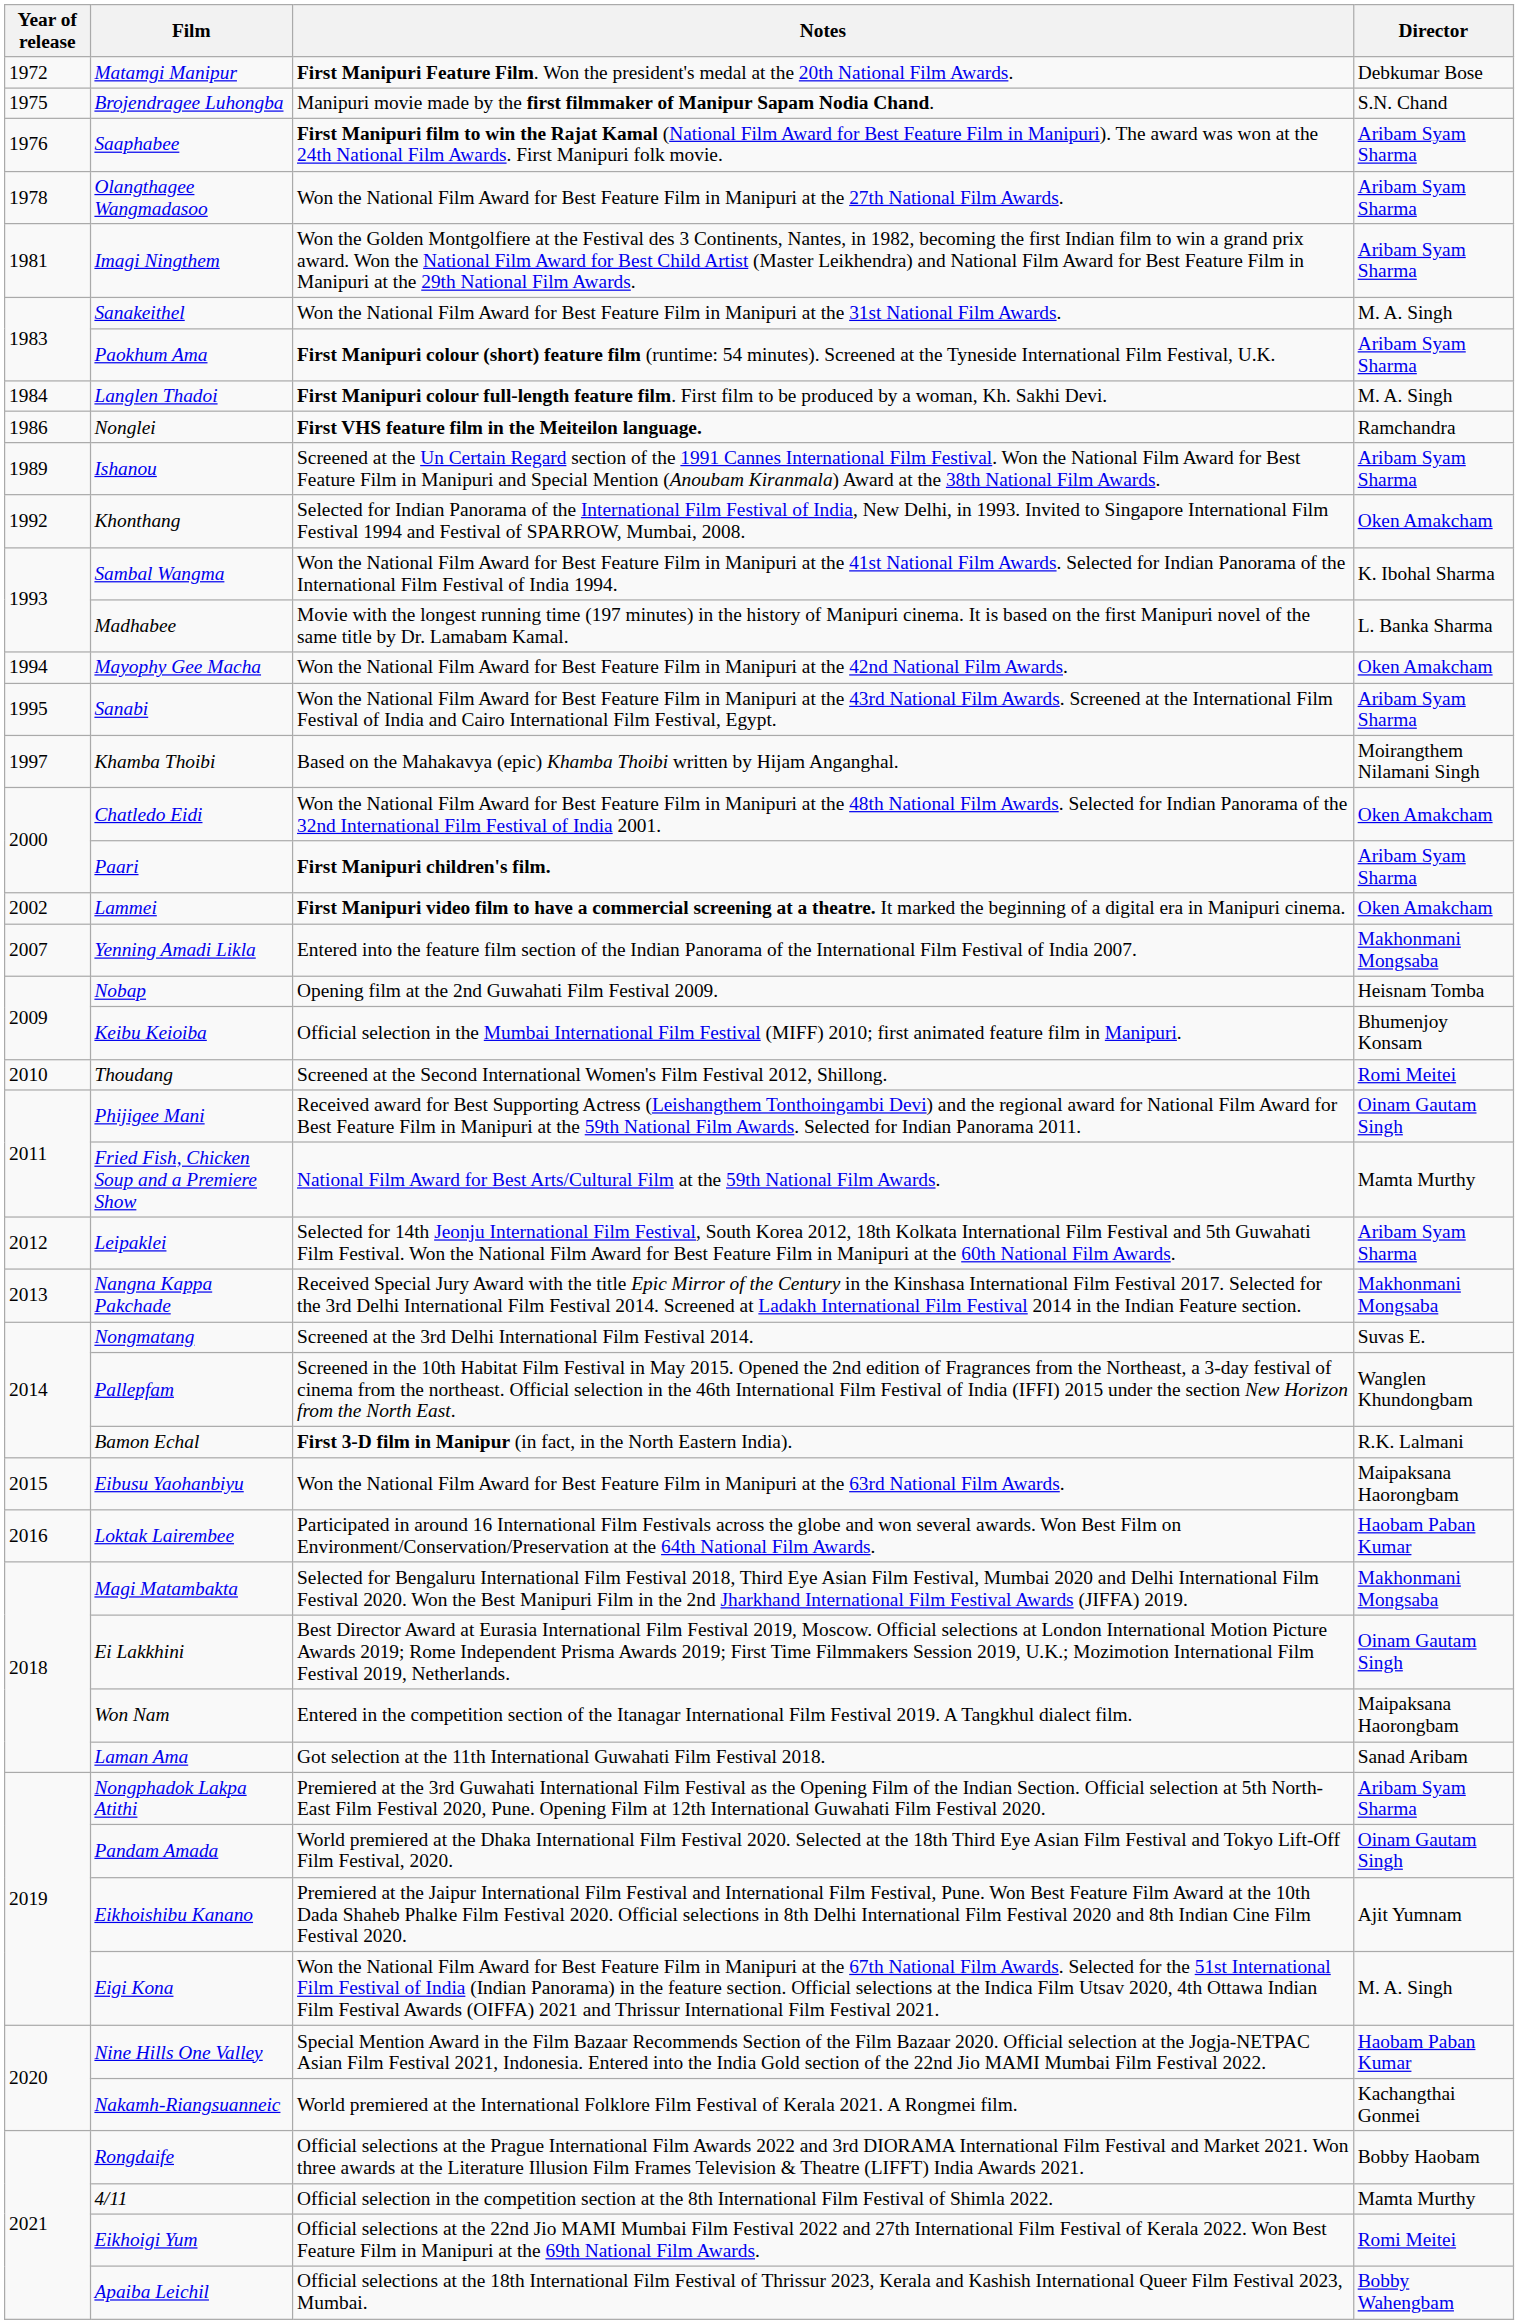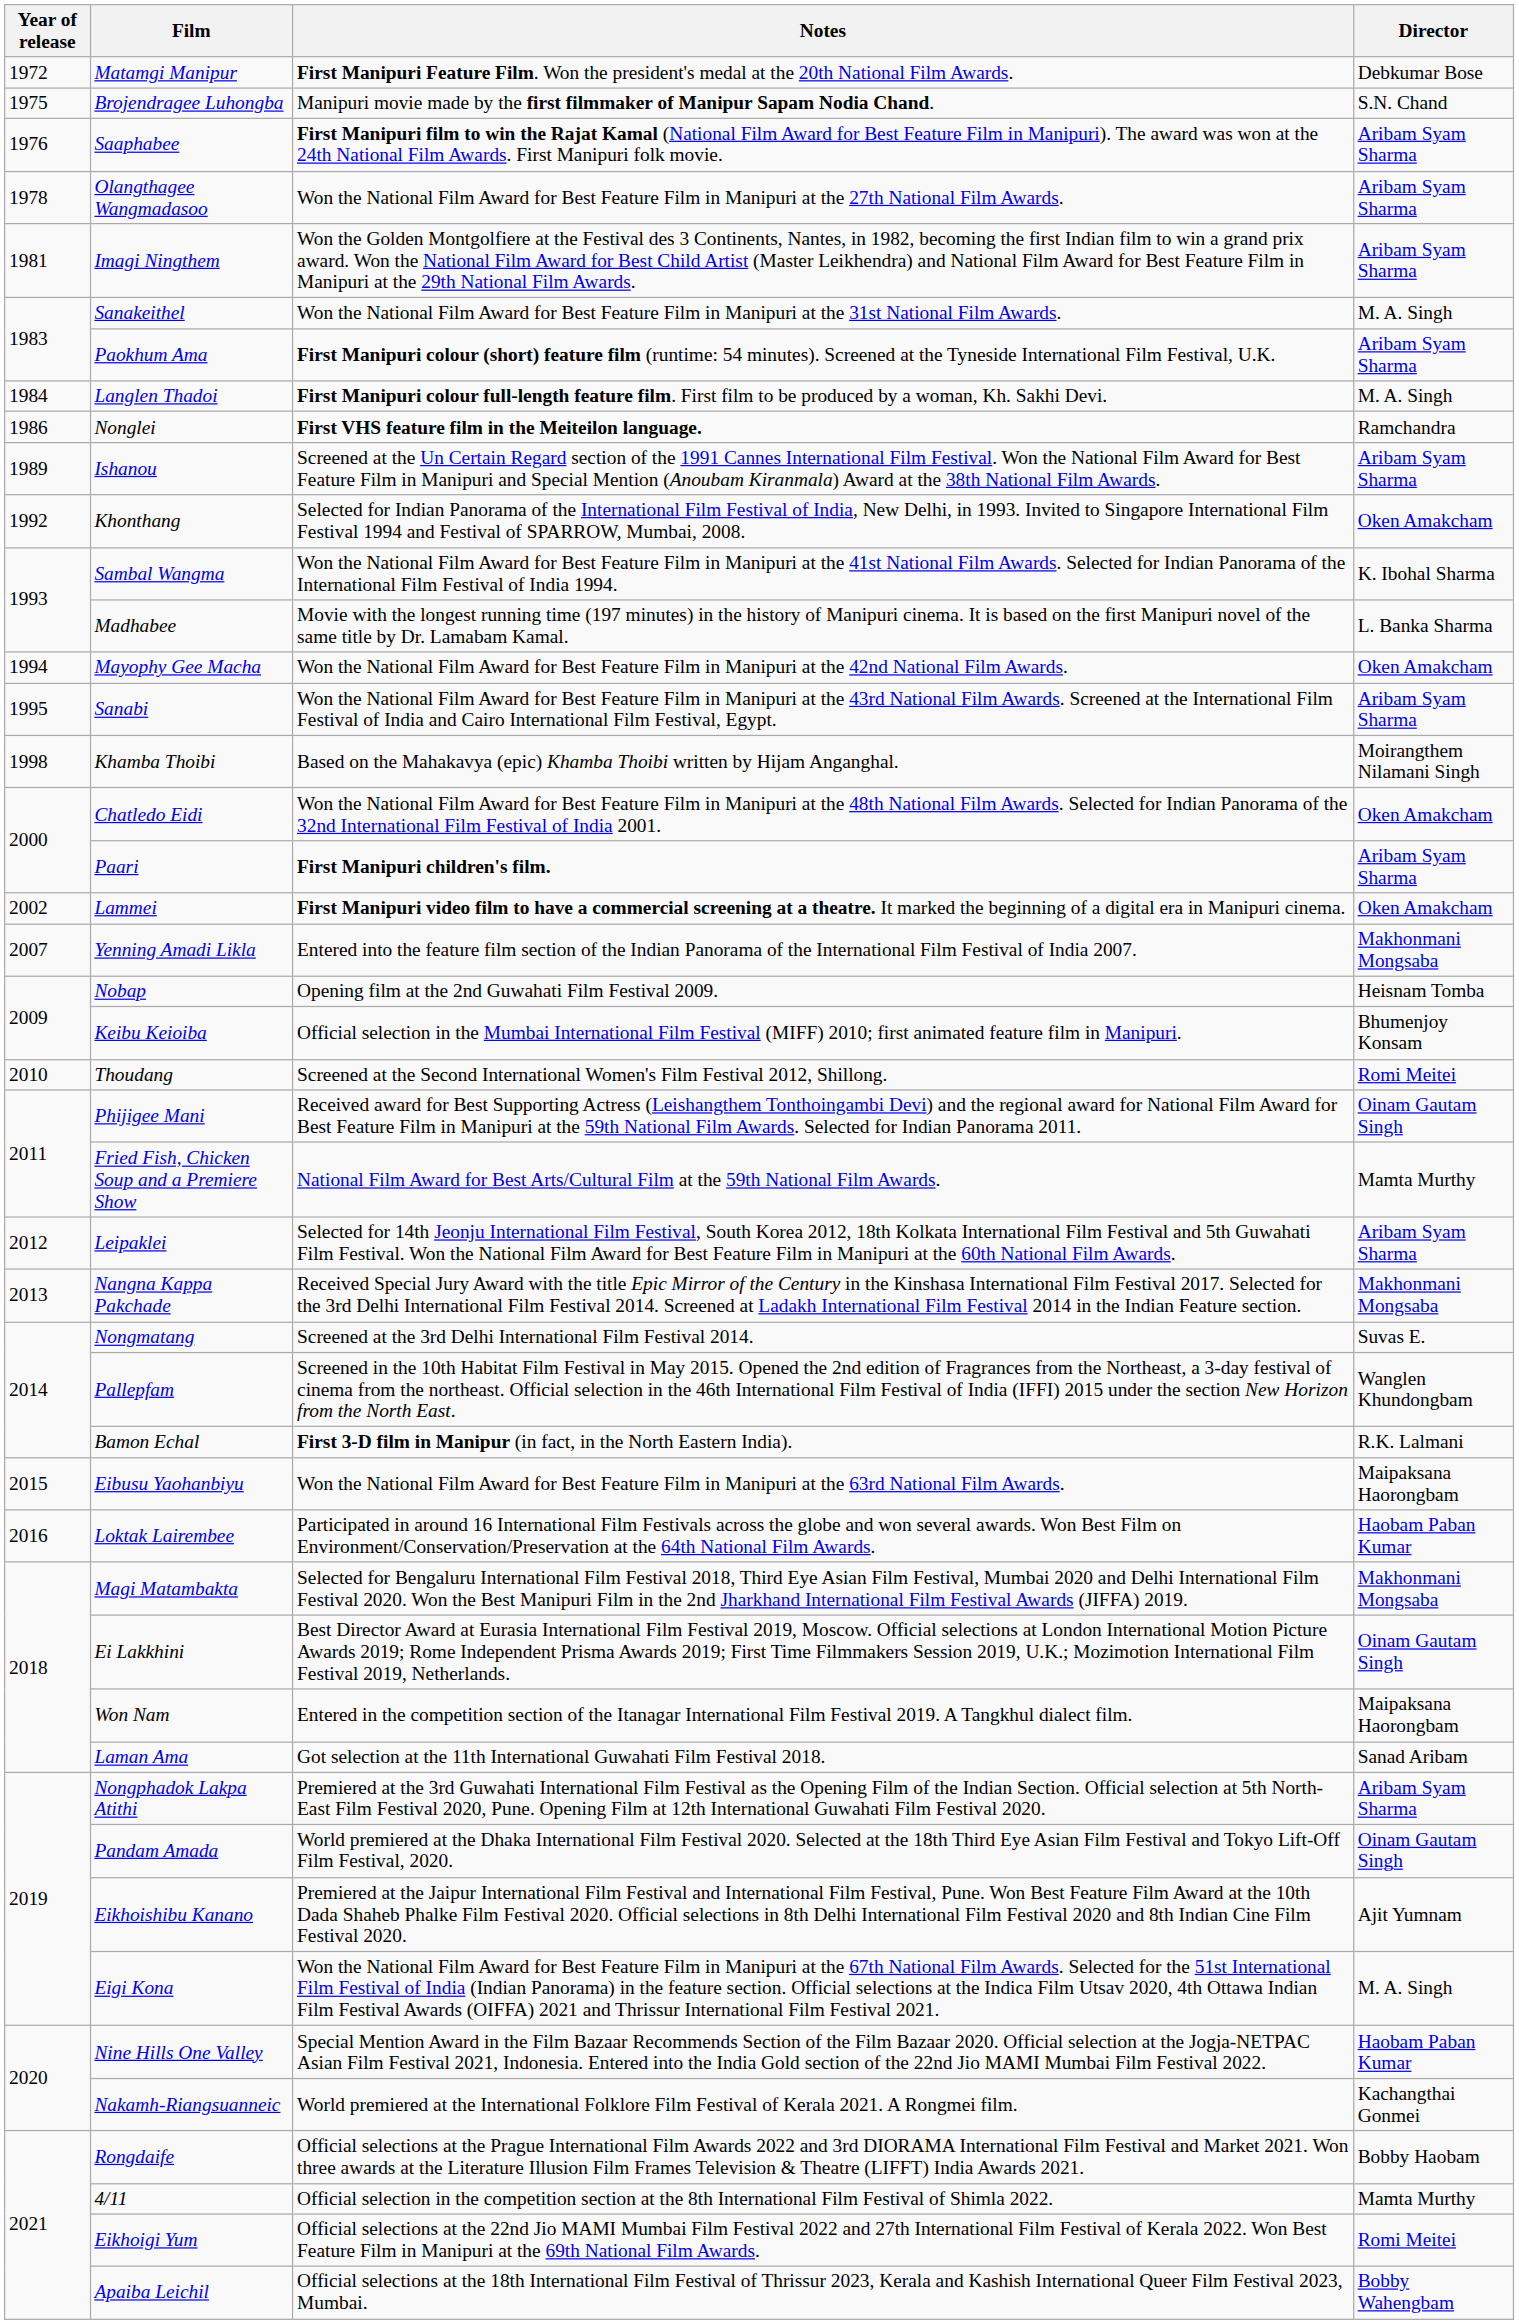(28, 761) 1997 -> (28, 761) 1998
